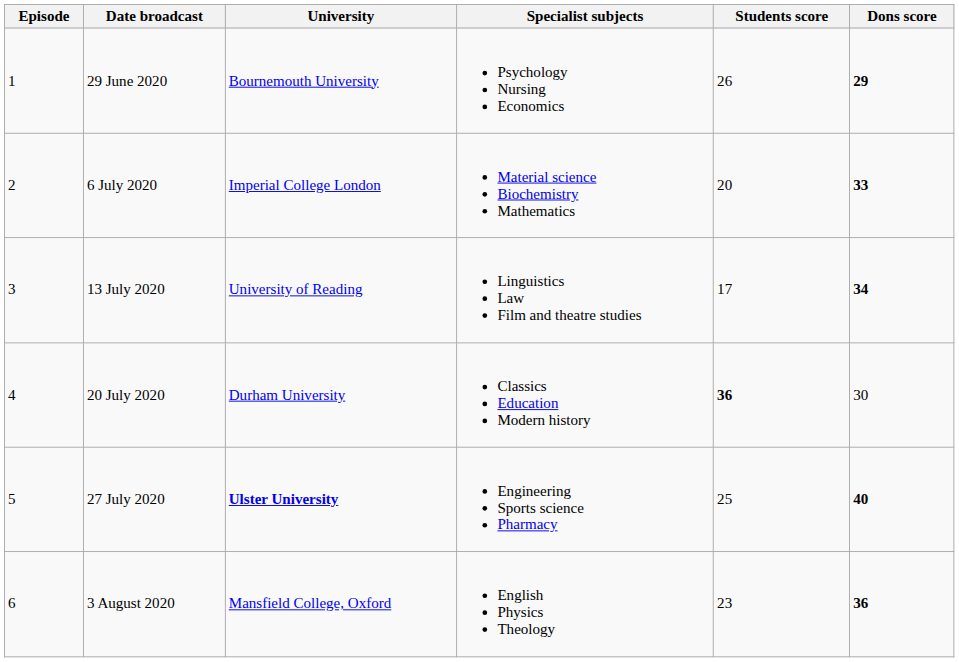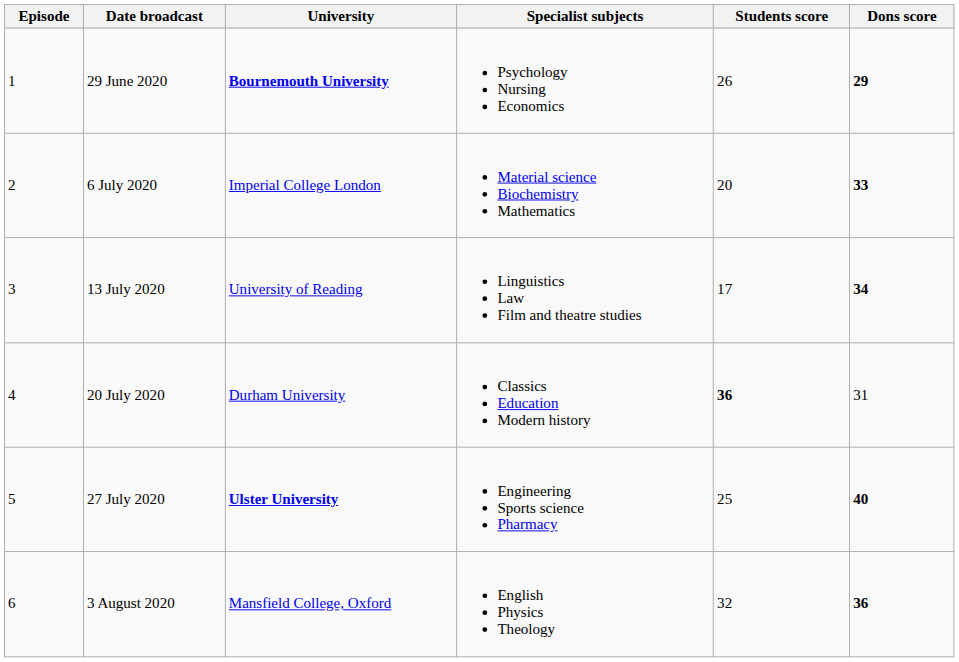(304, 80) normal -> (309, 80) bold
(861, 394) 30 -> (861, 394) 31
(725, 604) 23 -> (725, 604) 32
